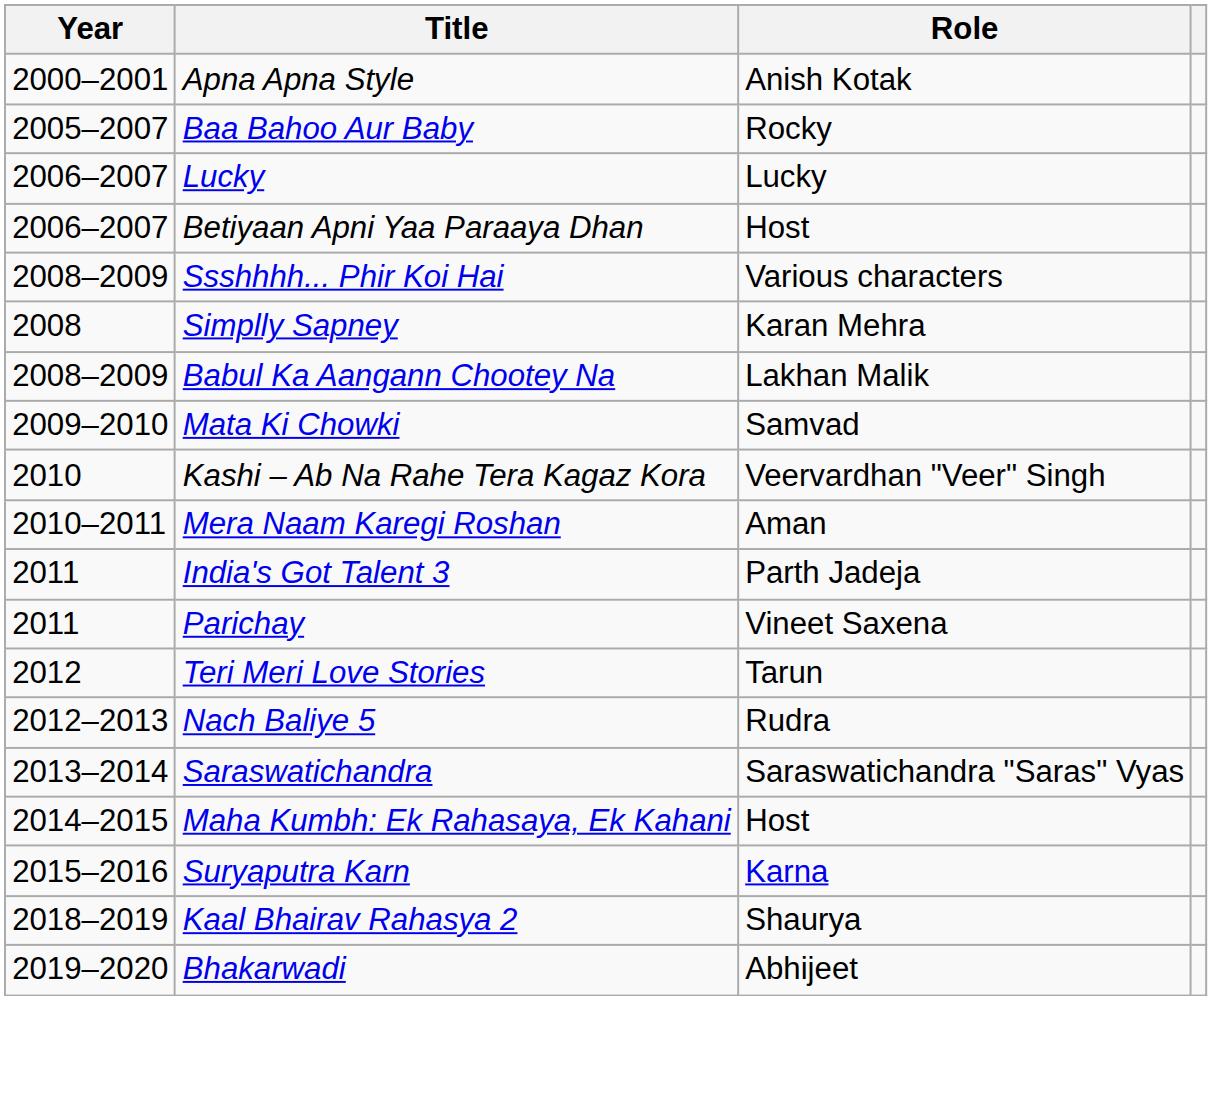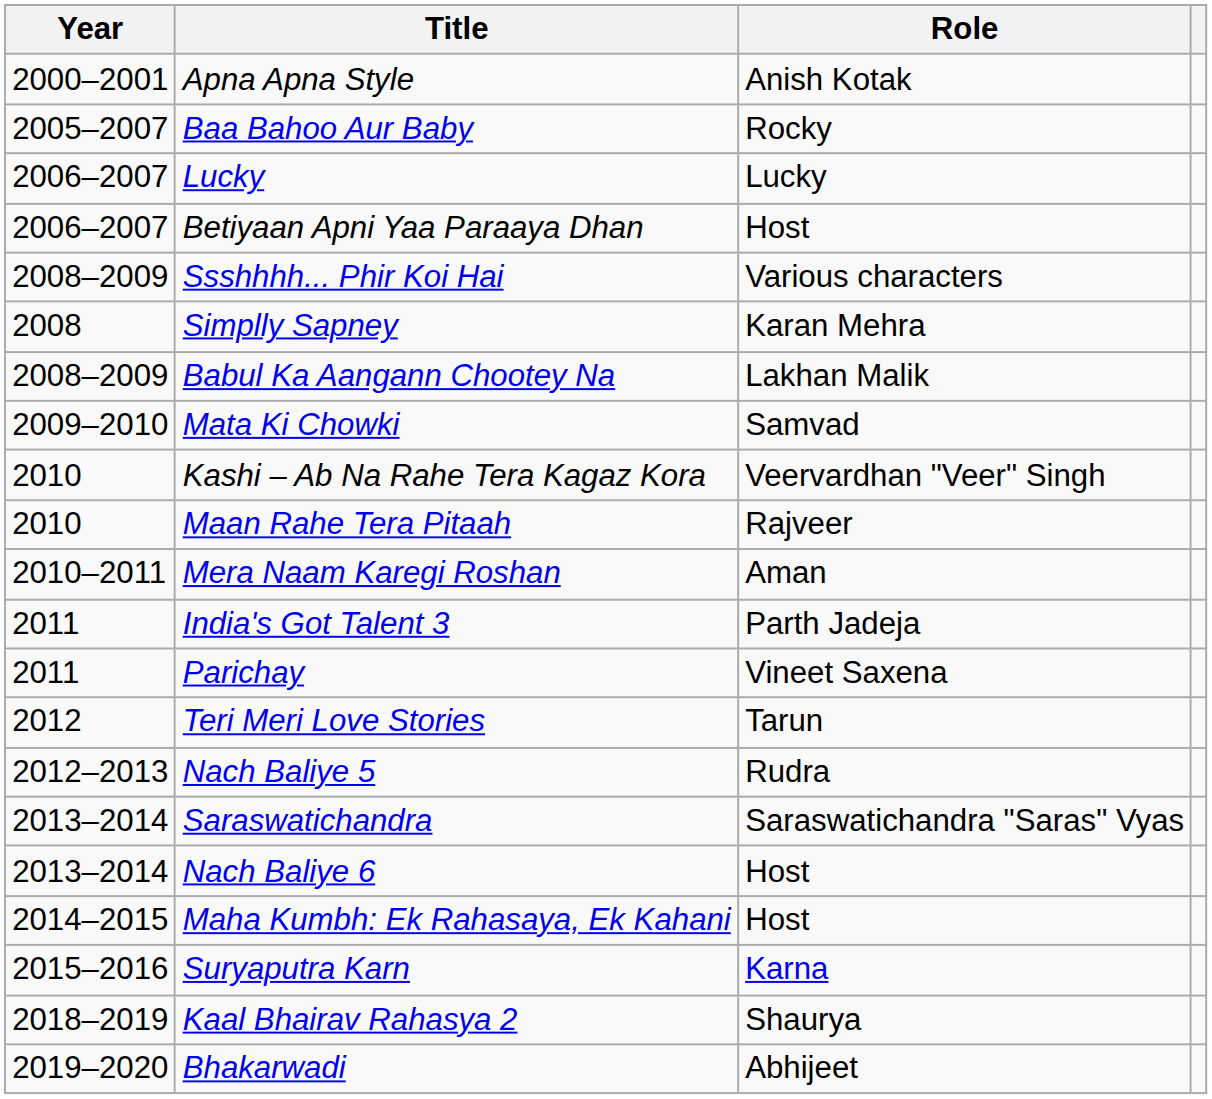+ row: (347, 524)
+ row: (279, 870)
